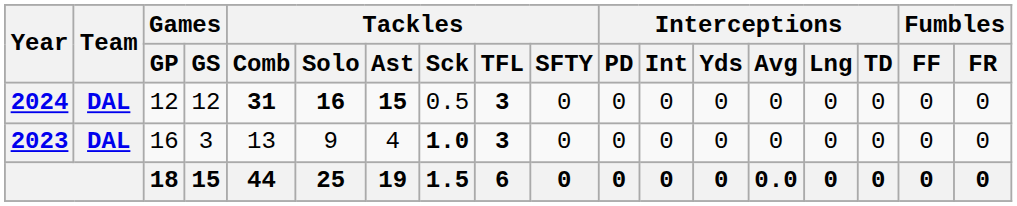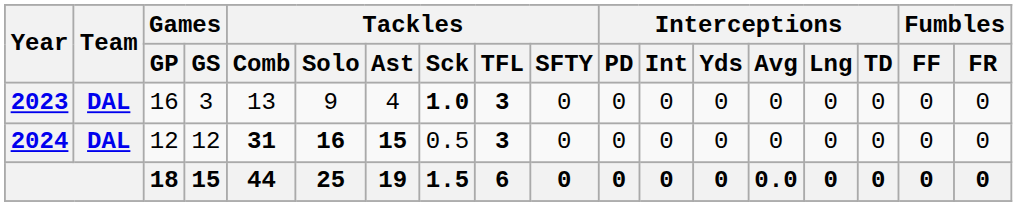rows swapped: (40, 142) <-> (40, 103)
